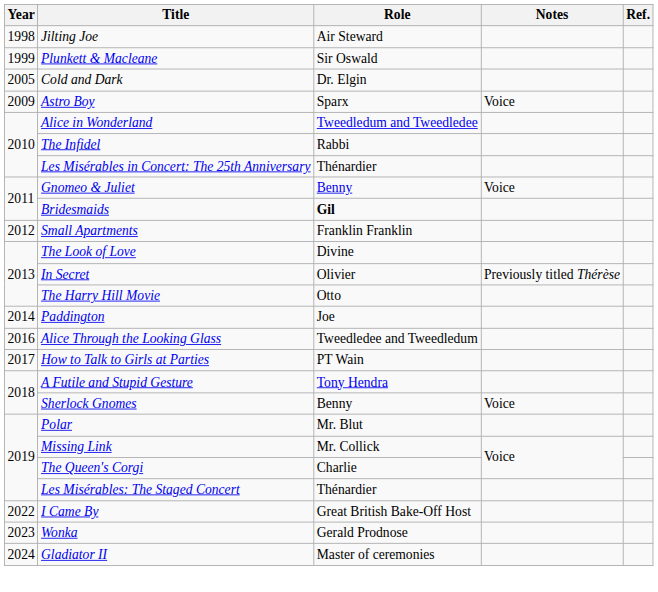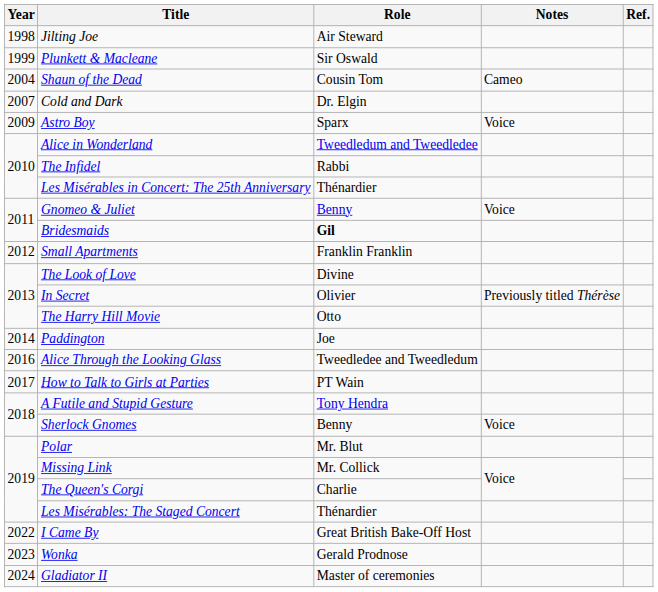+ row: (91, 79)
(21, 79) 2005 -> (21, 101) 2007
